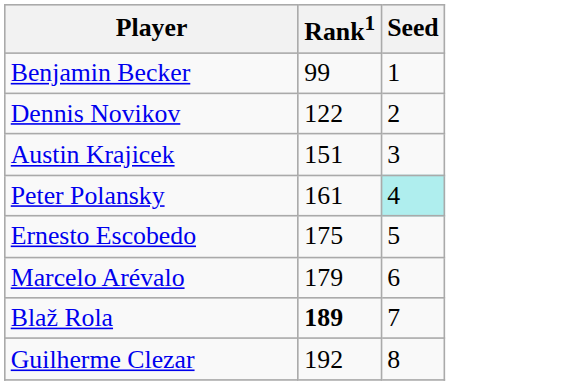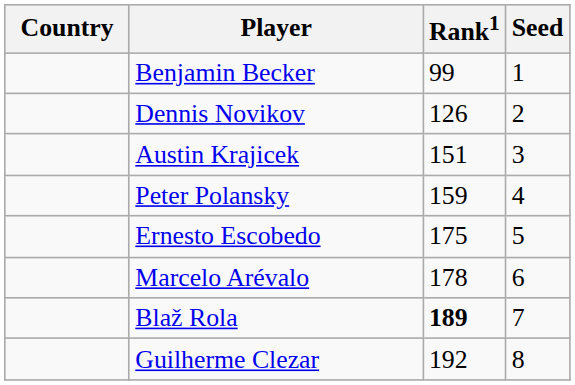+ column: (67, 28)
(324, 113) 122 -> (448, 113) 126
(324, 195) 161 -> (448, 195) 159
(394, 195) paleturquoise background -> (518, 195) no background
(324, 277) 179 -> (448, 277) 178
